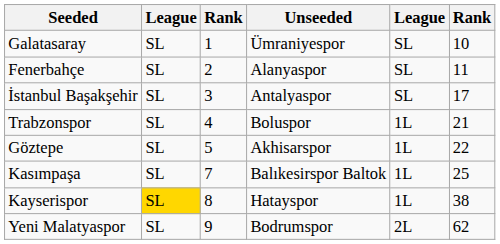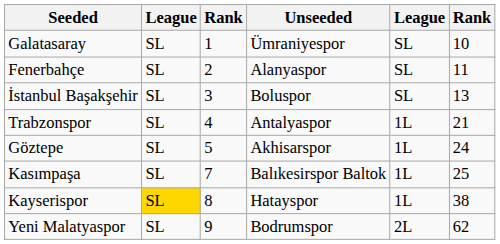(291, 95) Antalyaspor -> (281, 95) Boluspor
(461, 95) 17 -> (461, 95) 13
(281, 122) Boluspor -> (291, 122) Antalyaspor
(461, 148) 22 -> (461, 148) 24
